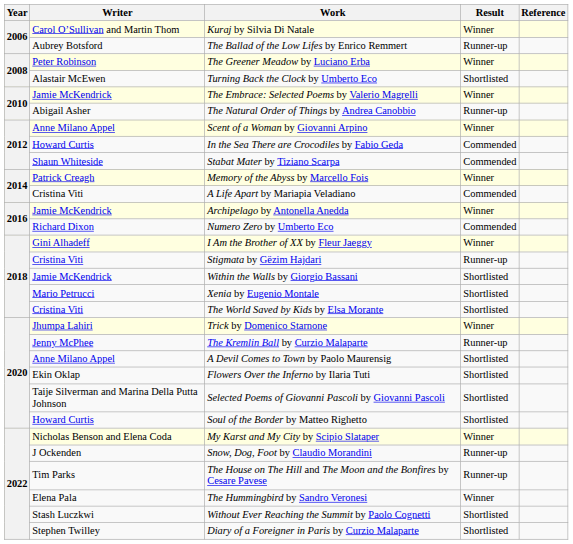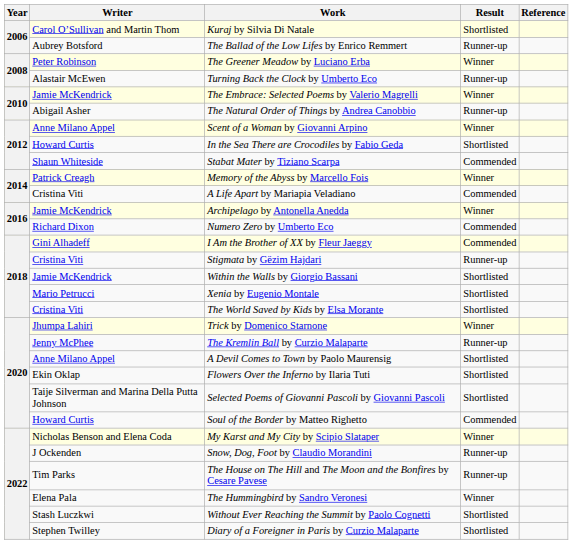(479, 29) Winner -> (486, 29) Shortlisted
(486, 78) Shortlisted -> (485, 78) Runner-up
(490, 144) Commended -> (486, 144) Shortlisted
(479, 243) Winner -> (490, 243) Commended
(486, 420) Shortlisted -> (490, 420) Commended
